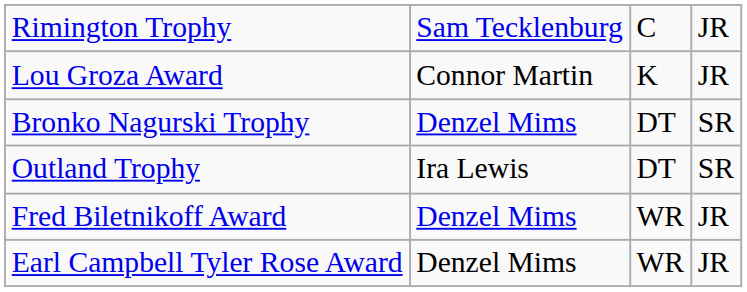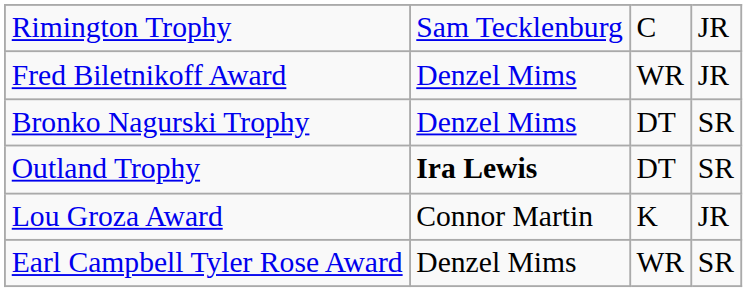rows swapped: (149, 215) <-> (117, 74)
(473, 168) normal -> (477, 168) bold
(713, 262) JR -> (716, 262) SR
